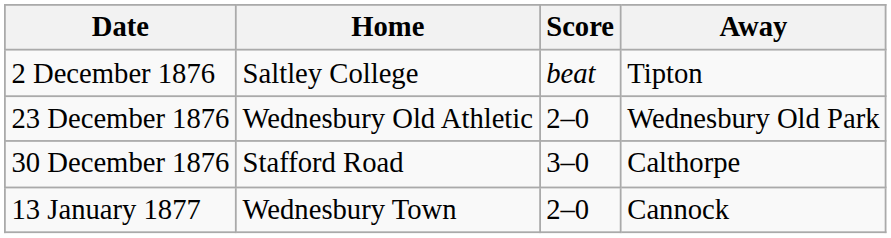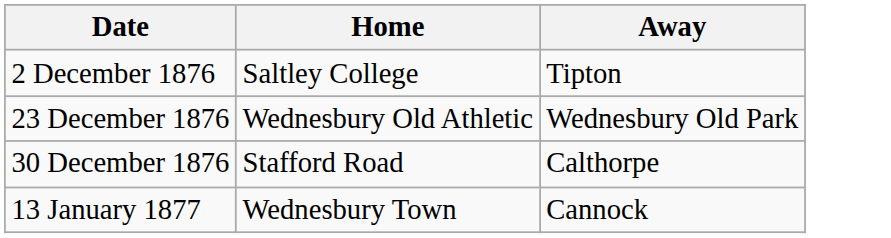- column: (580, 27)
